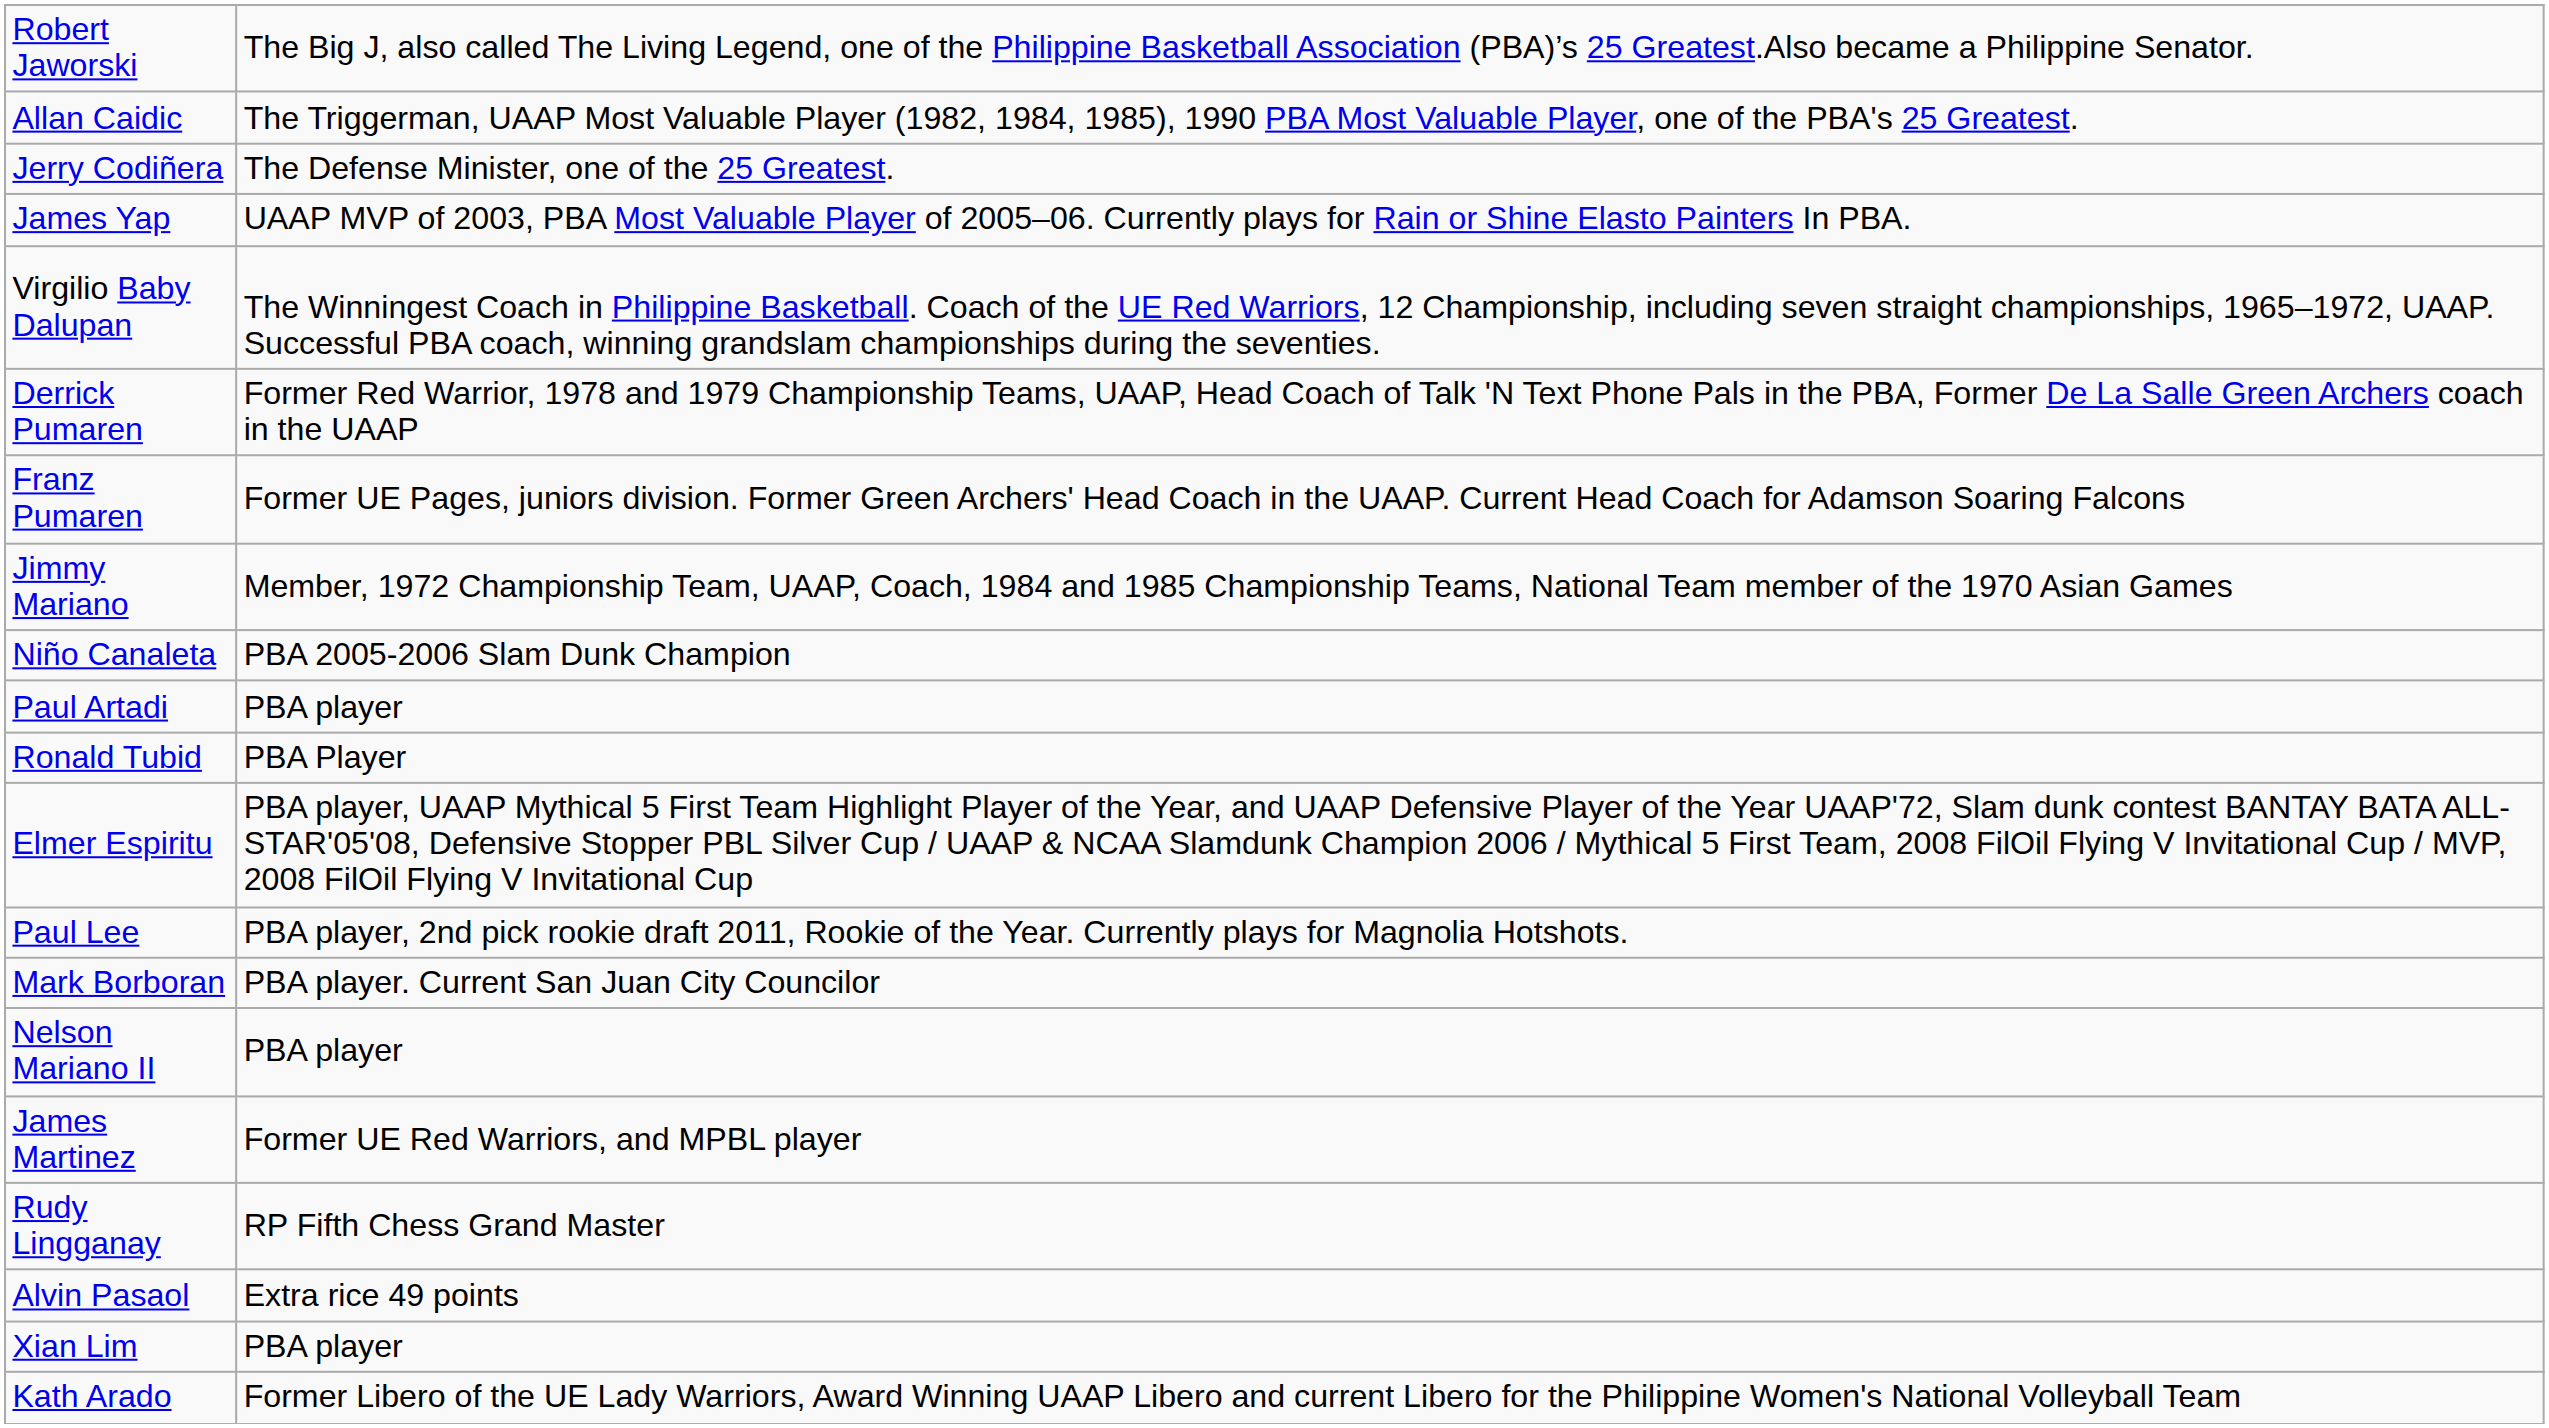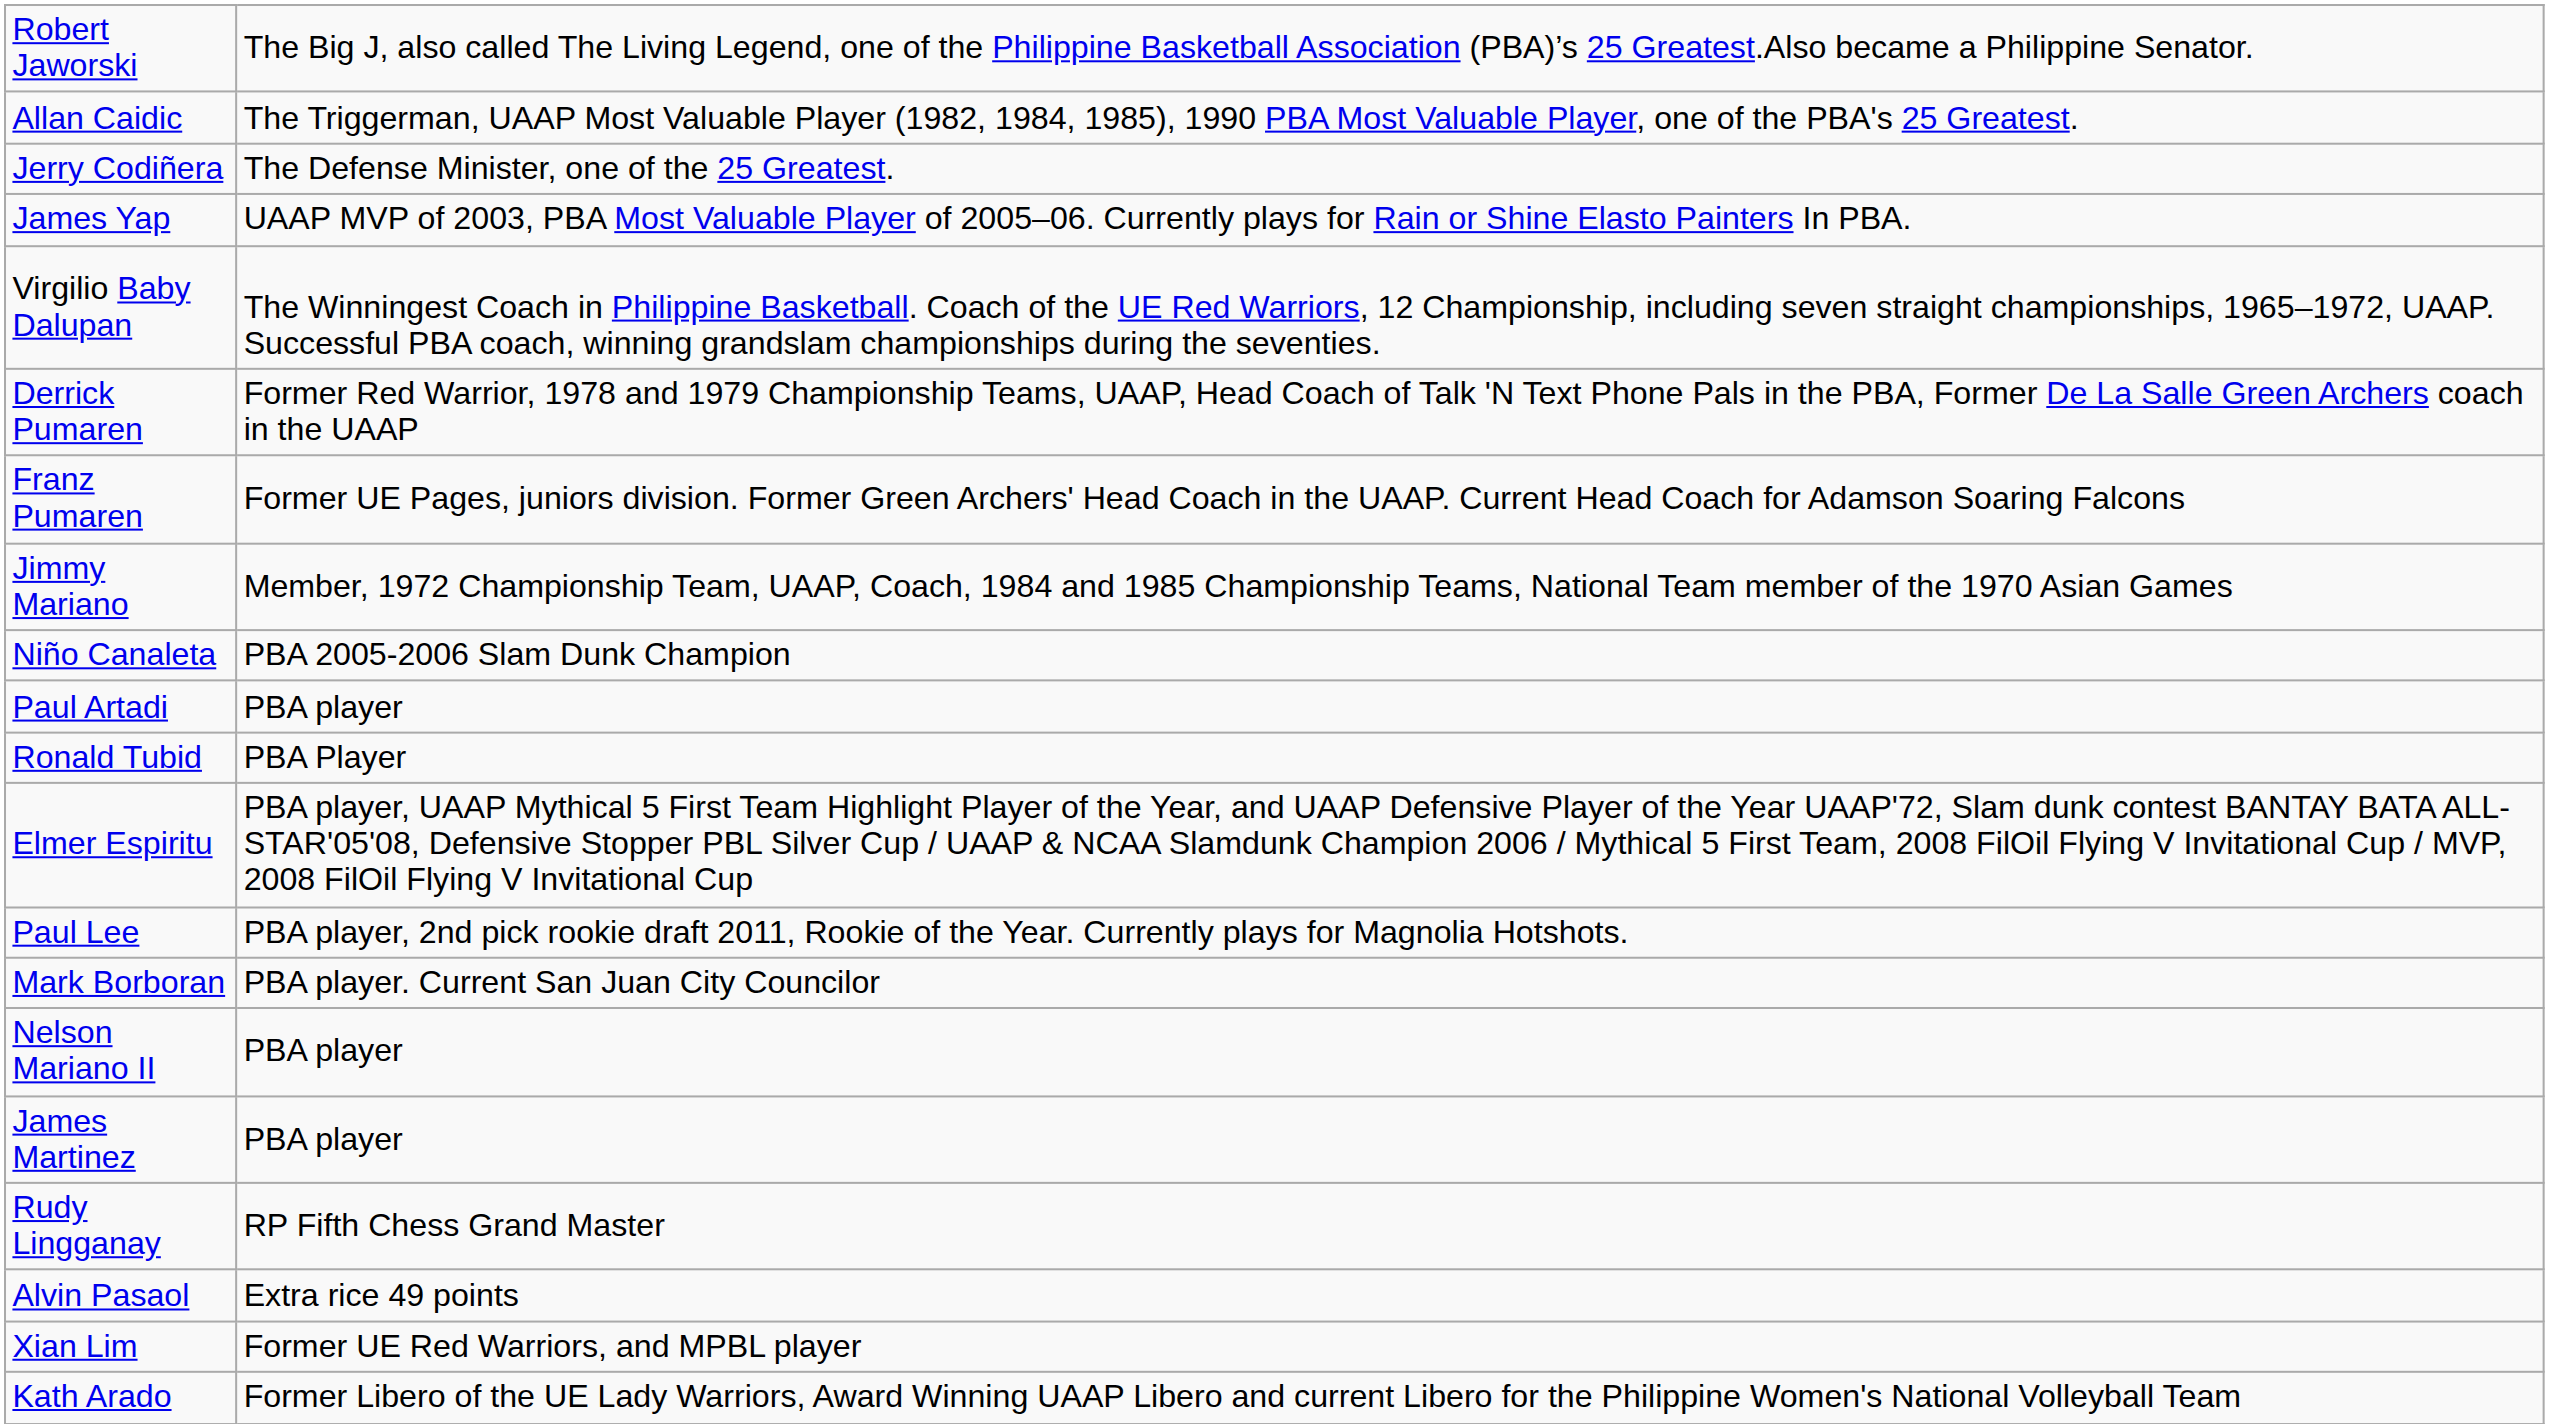(553, 1138) Former UE Red Warriors, and MPBL player -> (323, 1138) PBA player
(323, 1346) PBA player -> (553, 1346) Former UE Red Warriors, and MPBL player
